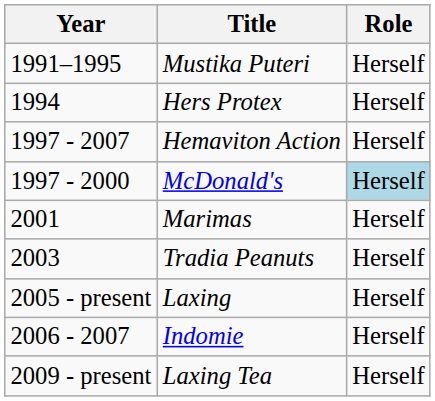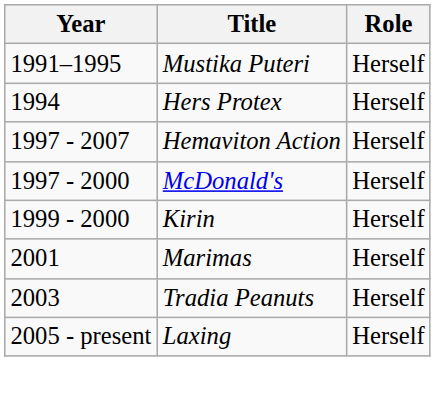(389, 180) lightblue background -> (389, 180) no background
+ row: (189, 219)
- row: (203, 336)
- row: (217, 375)
